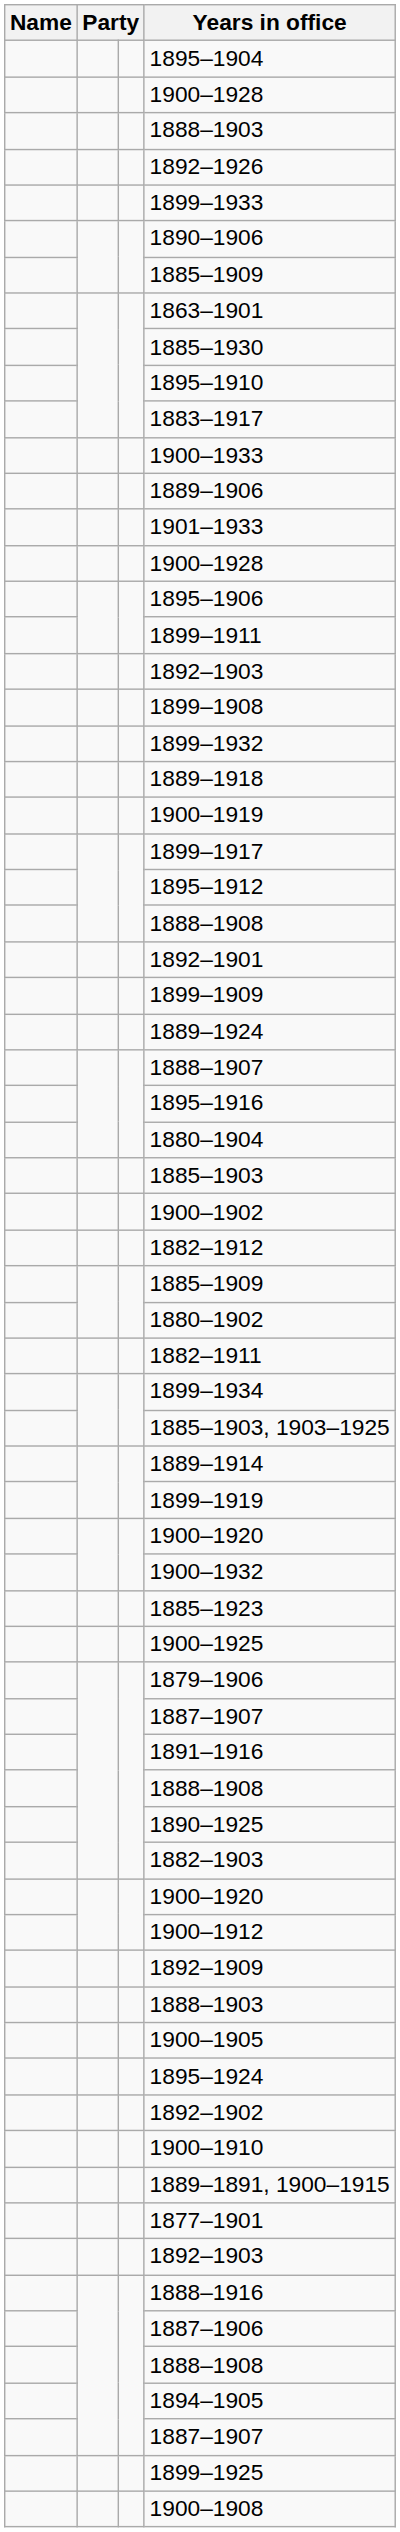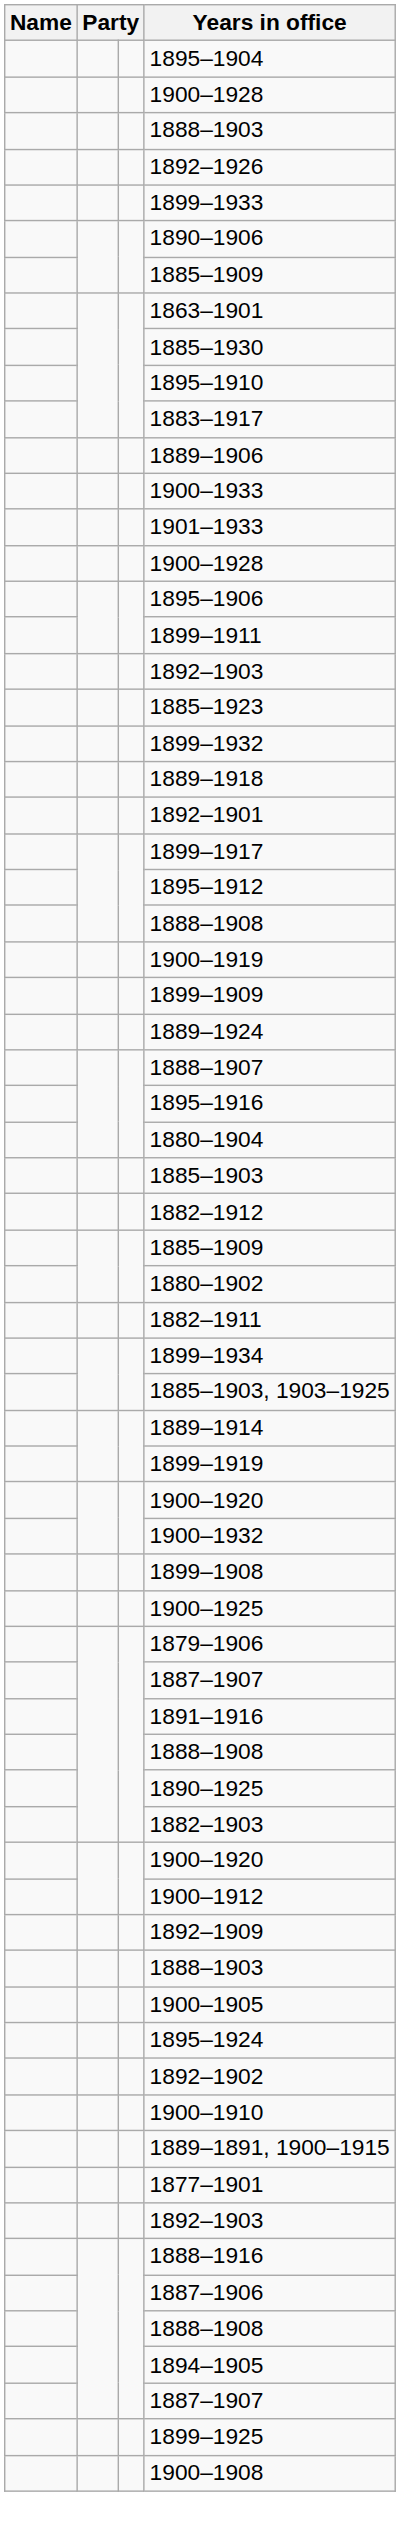rows swapped: (41, 491) <-> (41, 455)
rows swapped: (41, 707) <-> (41, 1608)
rows swapped: (41, 815) <-> (41, 960)
- row: (41, 1212)
